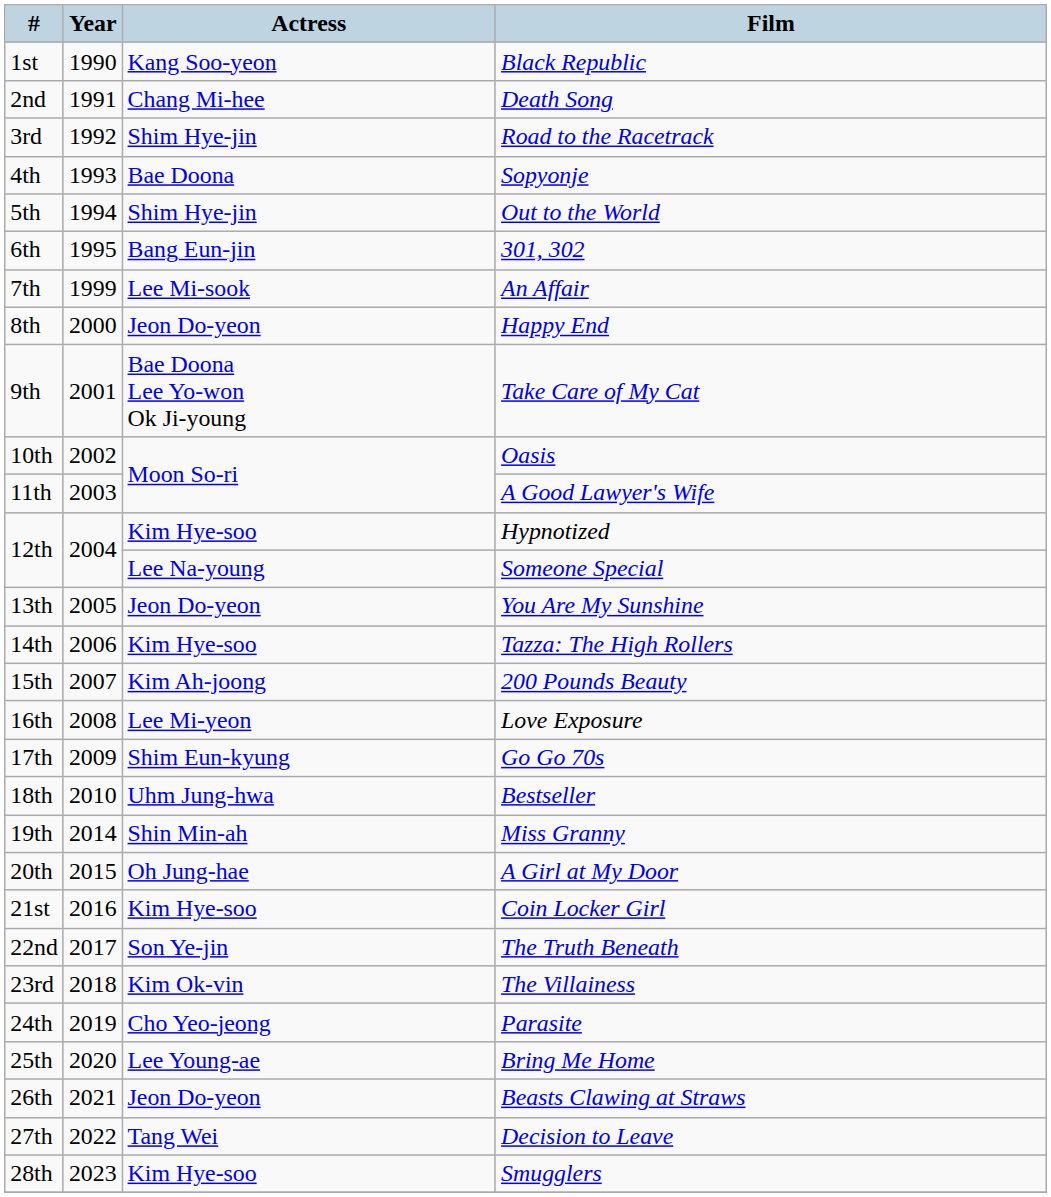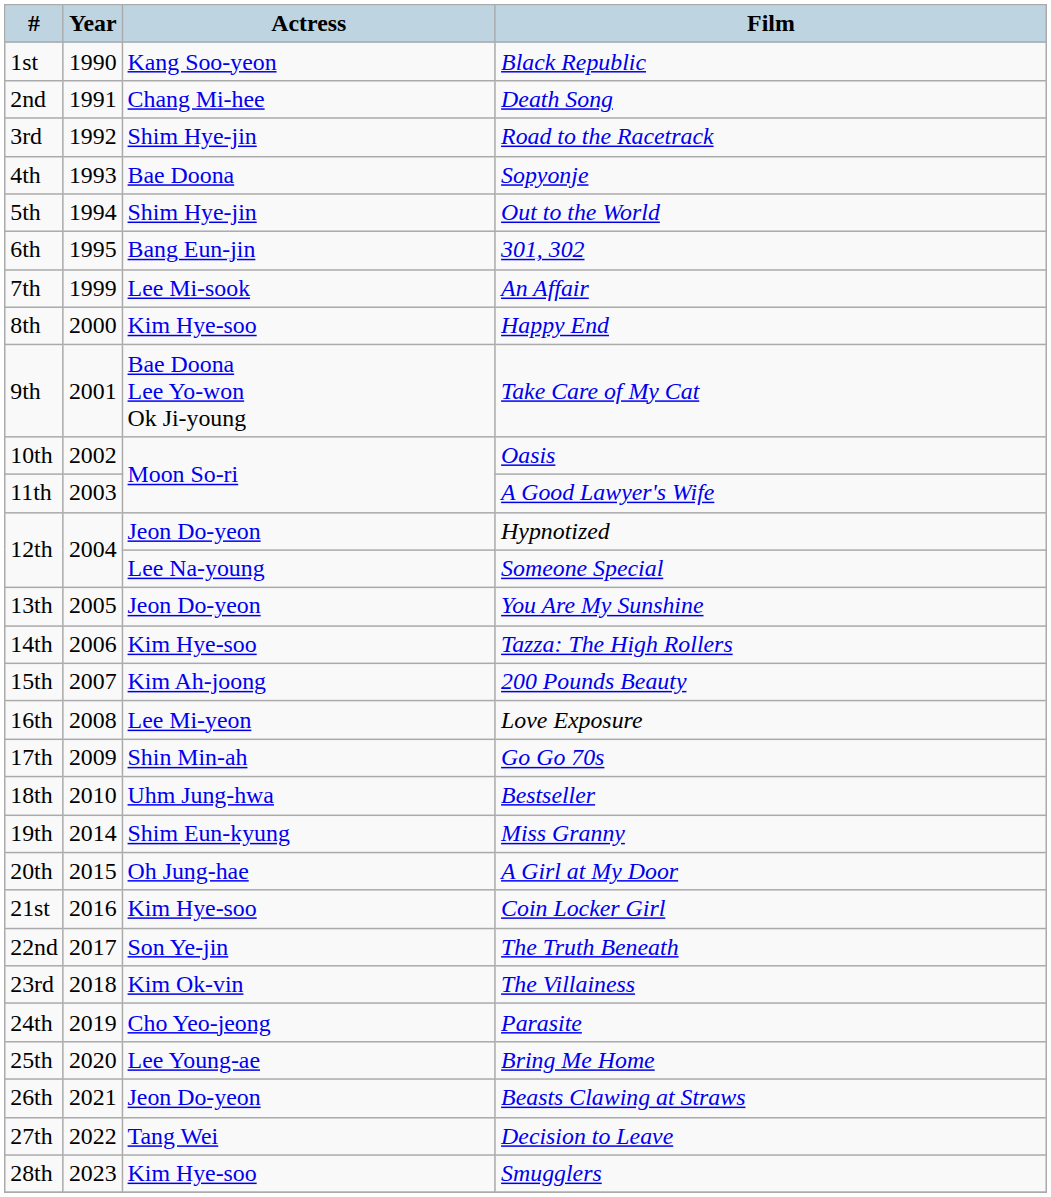(194, 325) Jeon Do-yeon -> (192, 325) Kim Hye-soo
(192, 530) Kim Hye-soo -> (194, 530) Jeon Do-yeon
(209, 757) Shim Eun-kyung -> (188, 757) Shin Min-ah
(188, 833) Shin Min-ah -> (209, 833) Shim Eun-kyung
